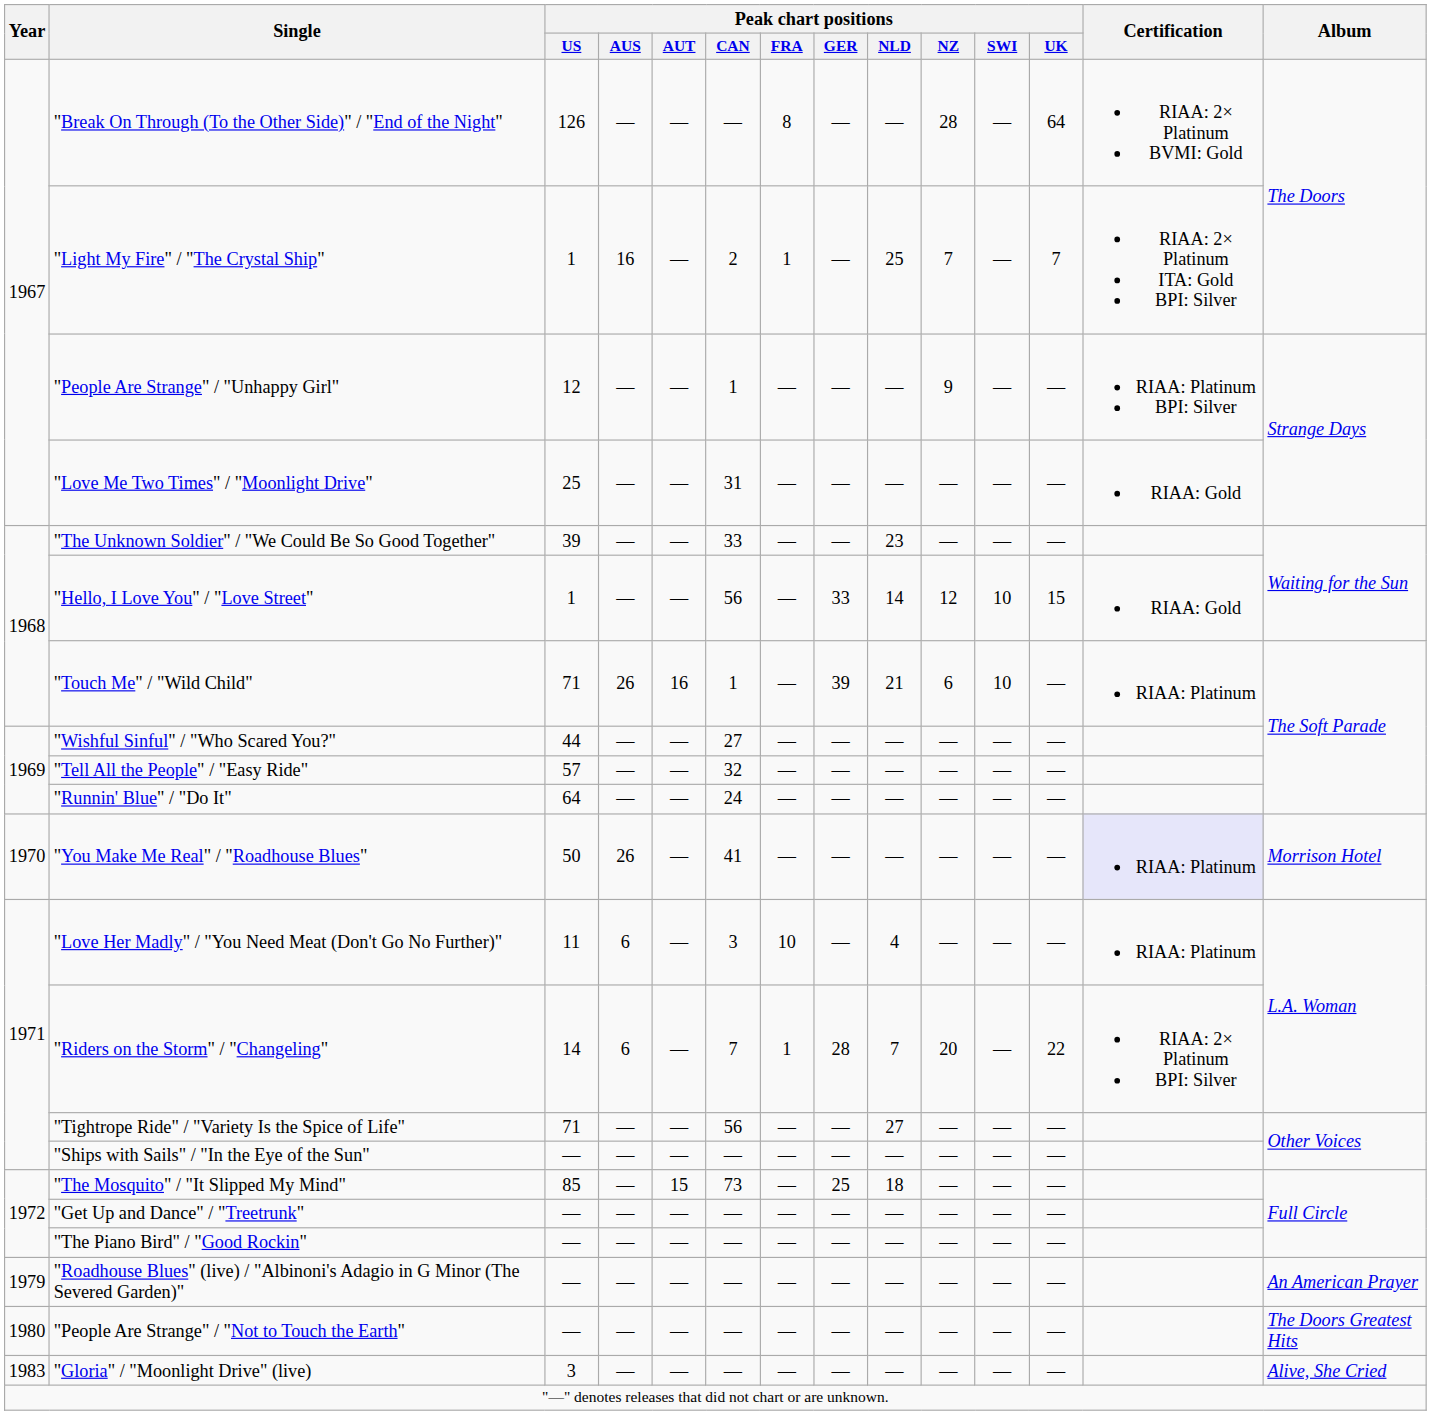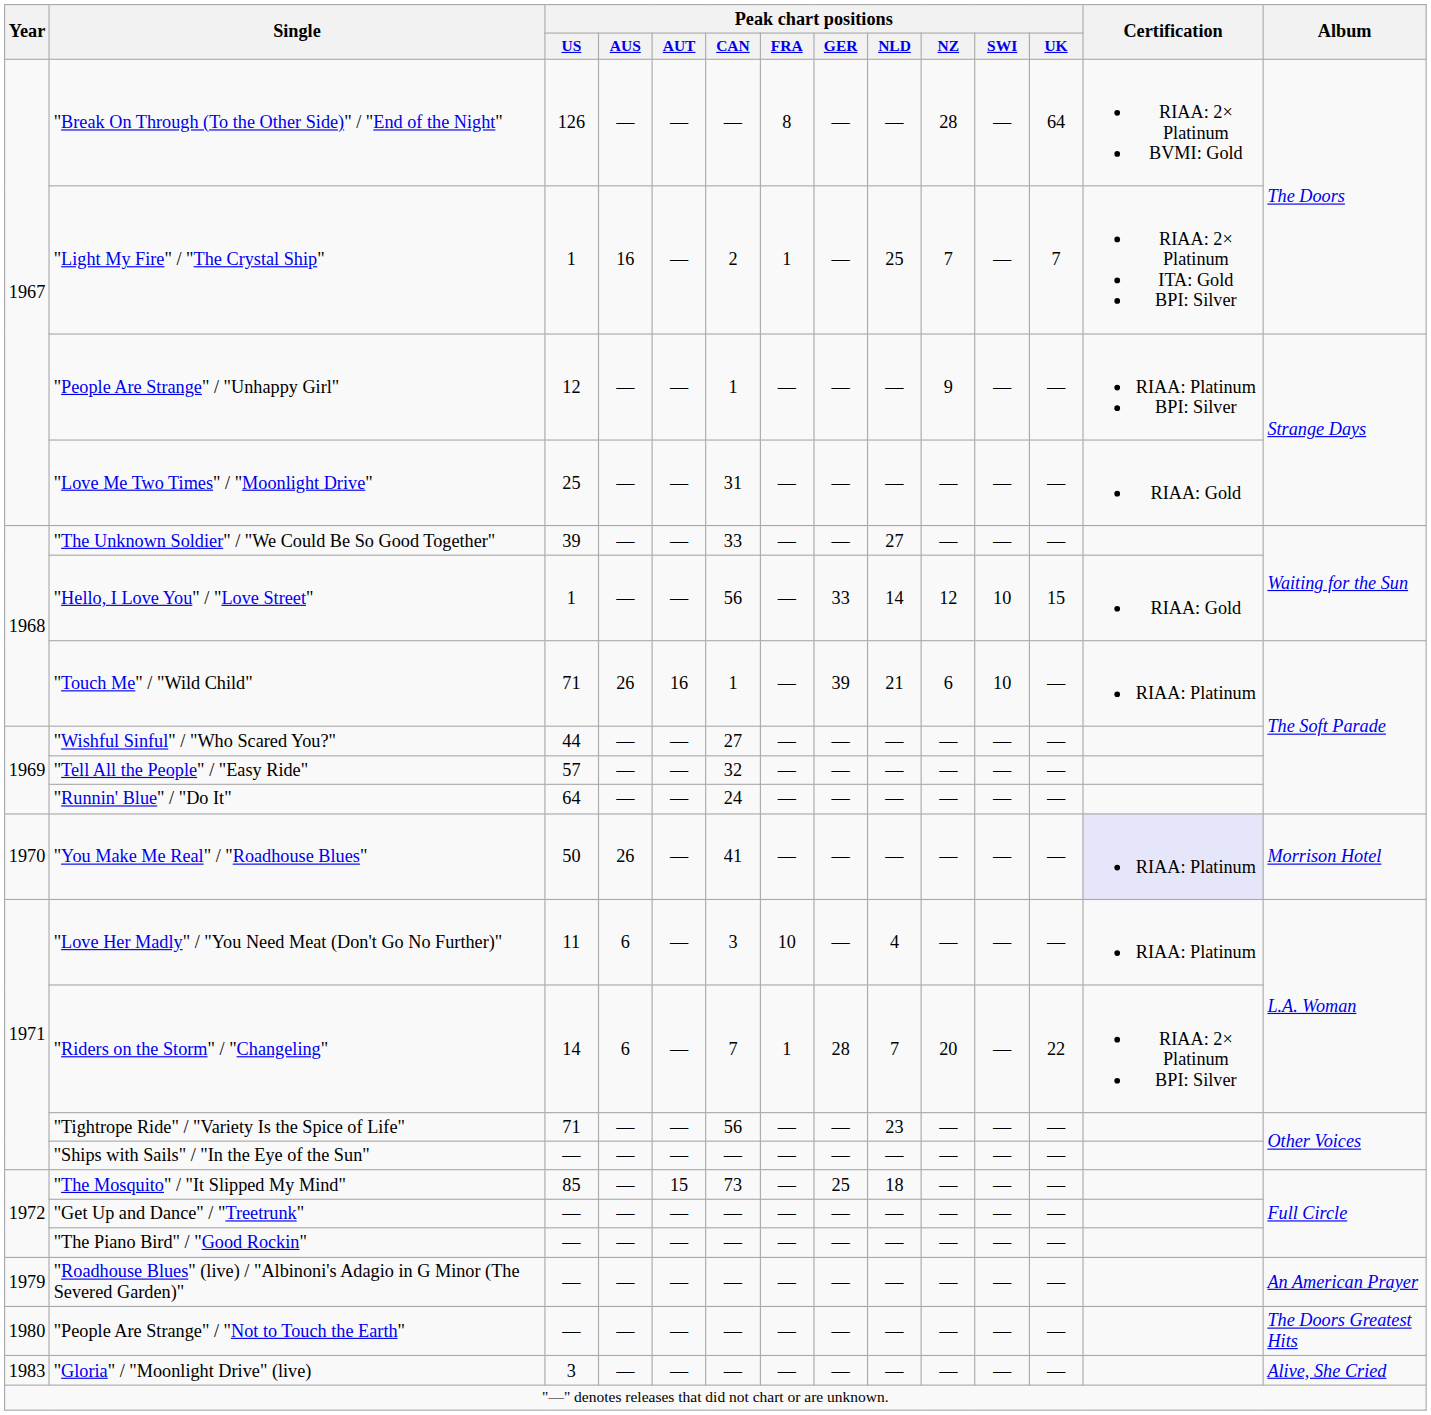(894, 540) 23 -> (894, 540) 27
(894, 1126) 27 -> (894, 1126) 23
